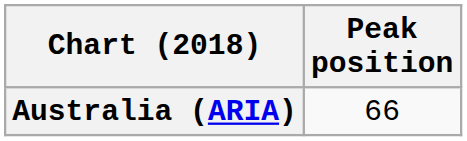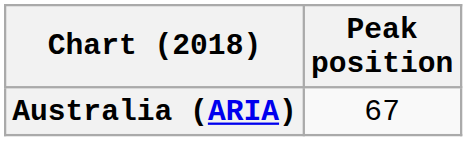(382, 112) 66 -> (382, 112) 67
